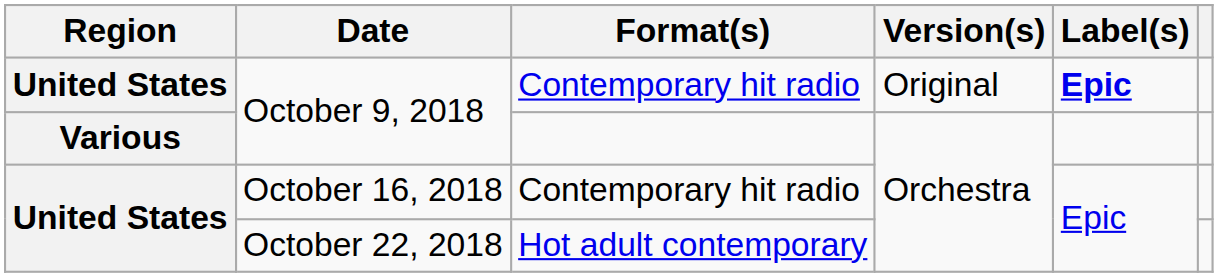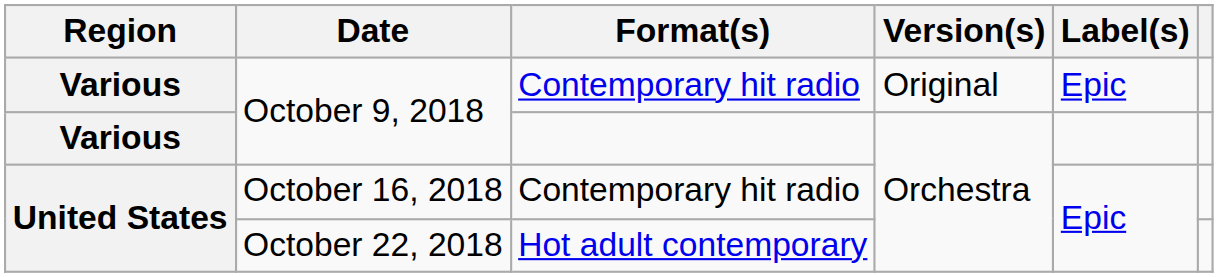(120, 84) United States -> (120, 84) Various
(1096, 84) bold -> (1094, 84) normal
